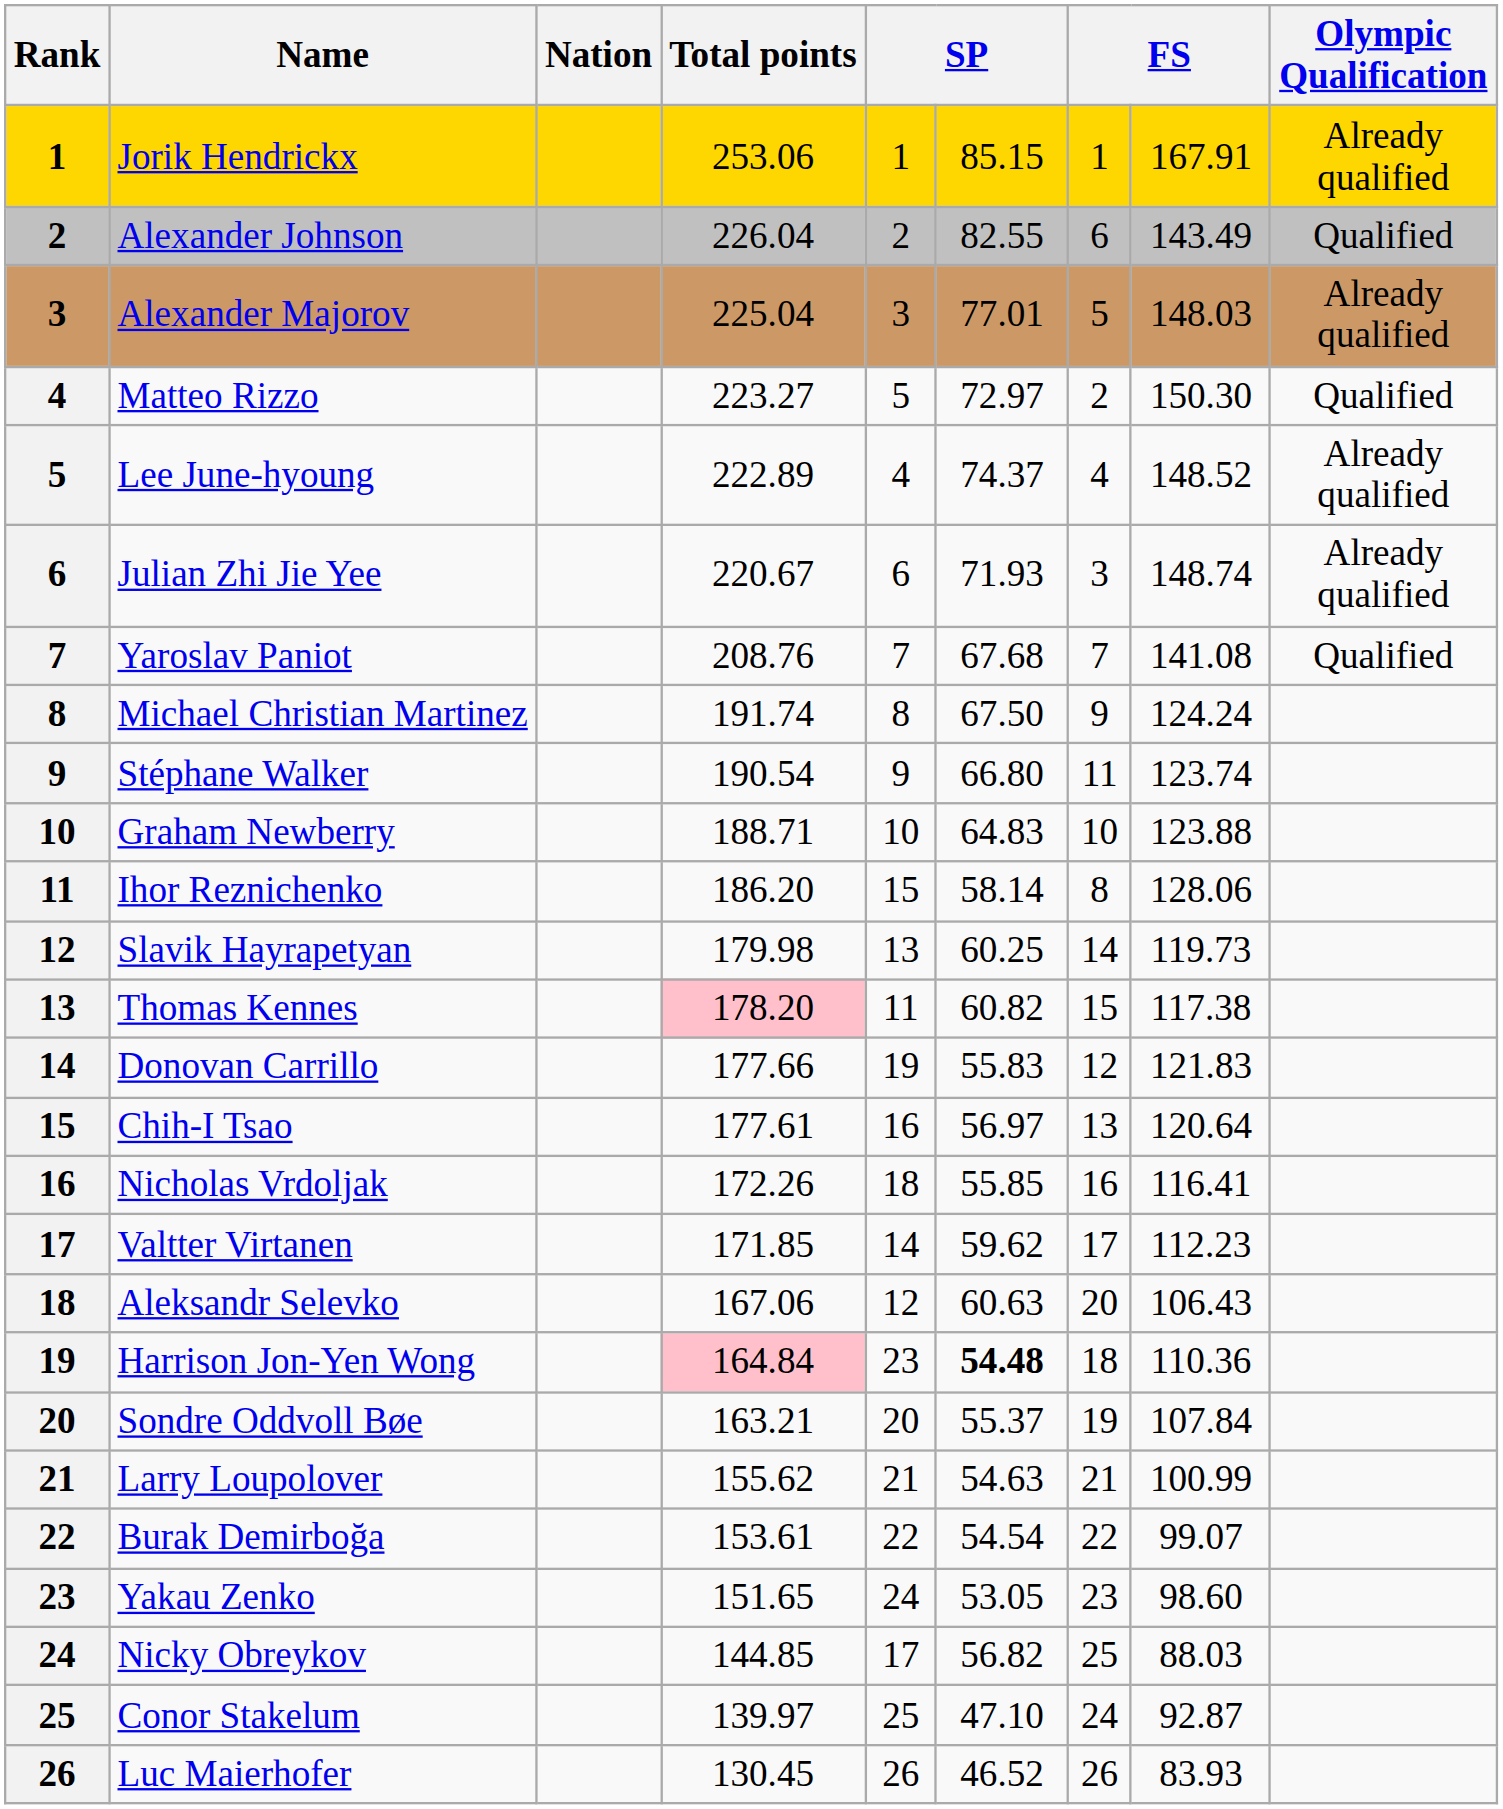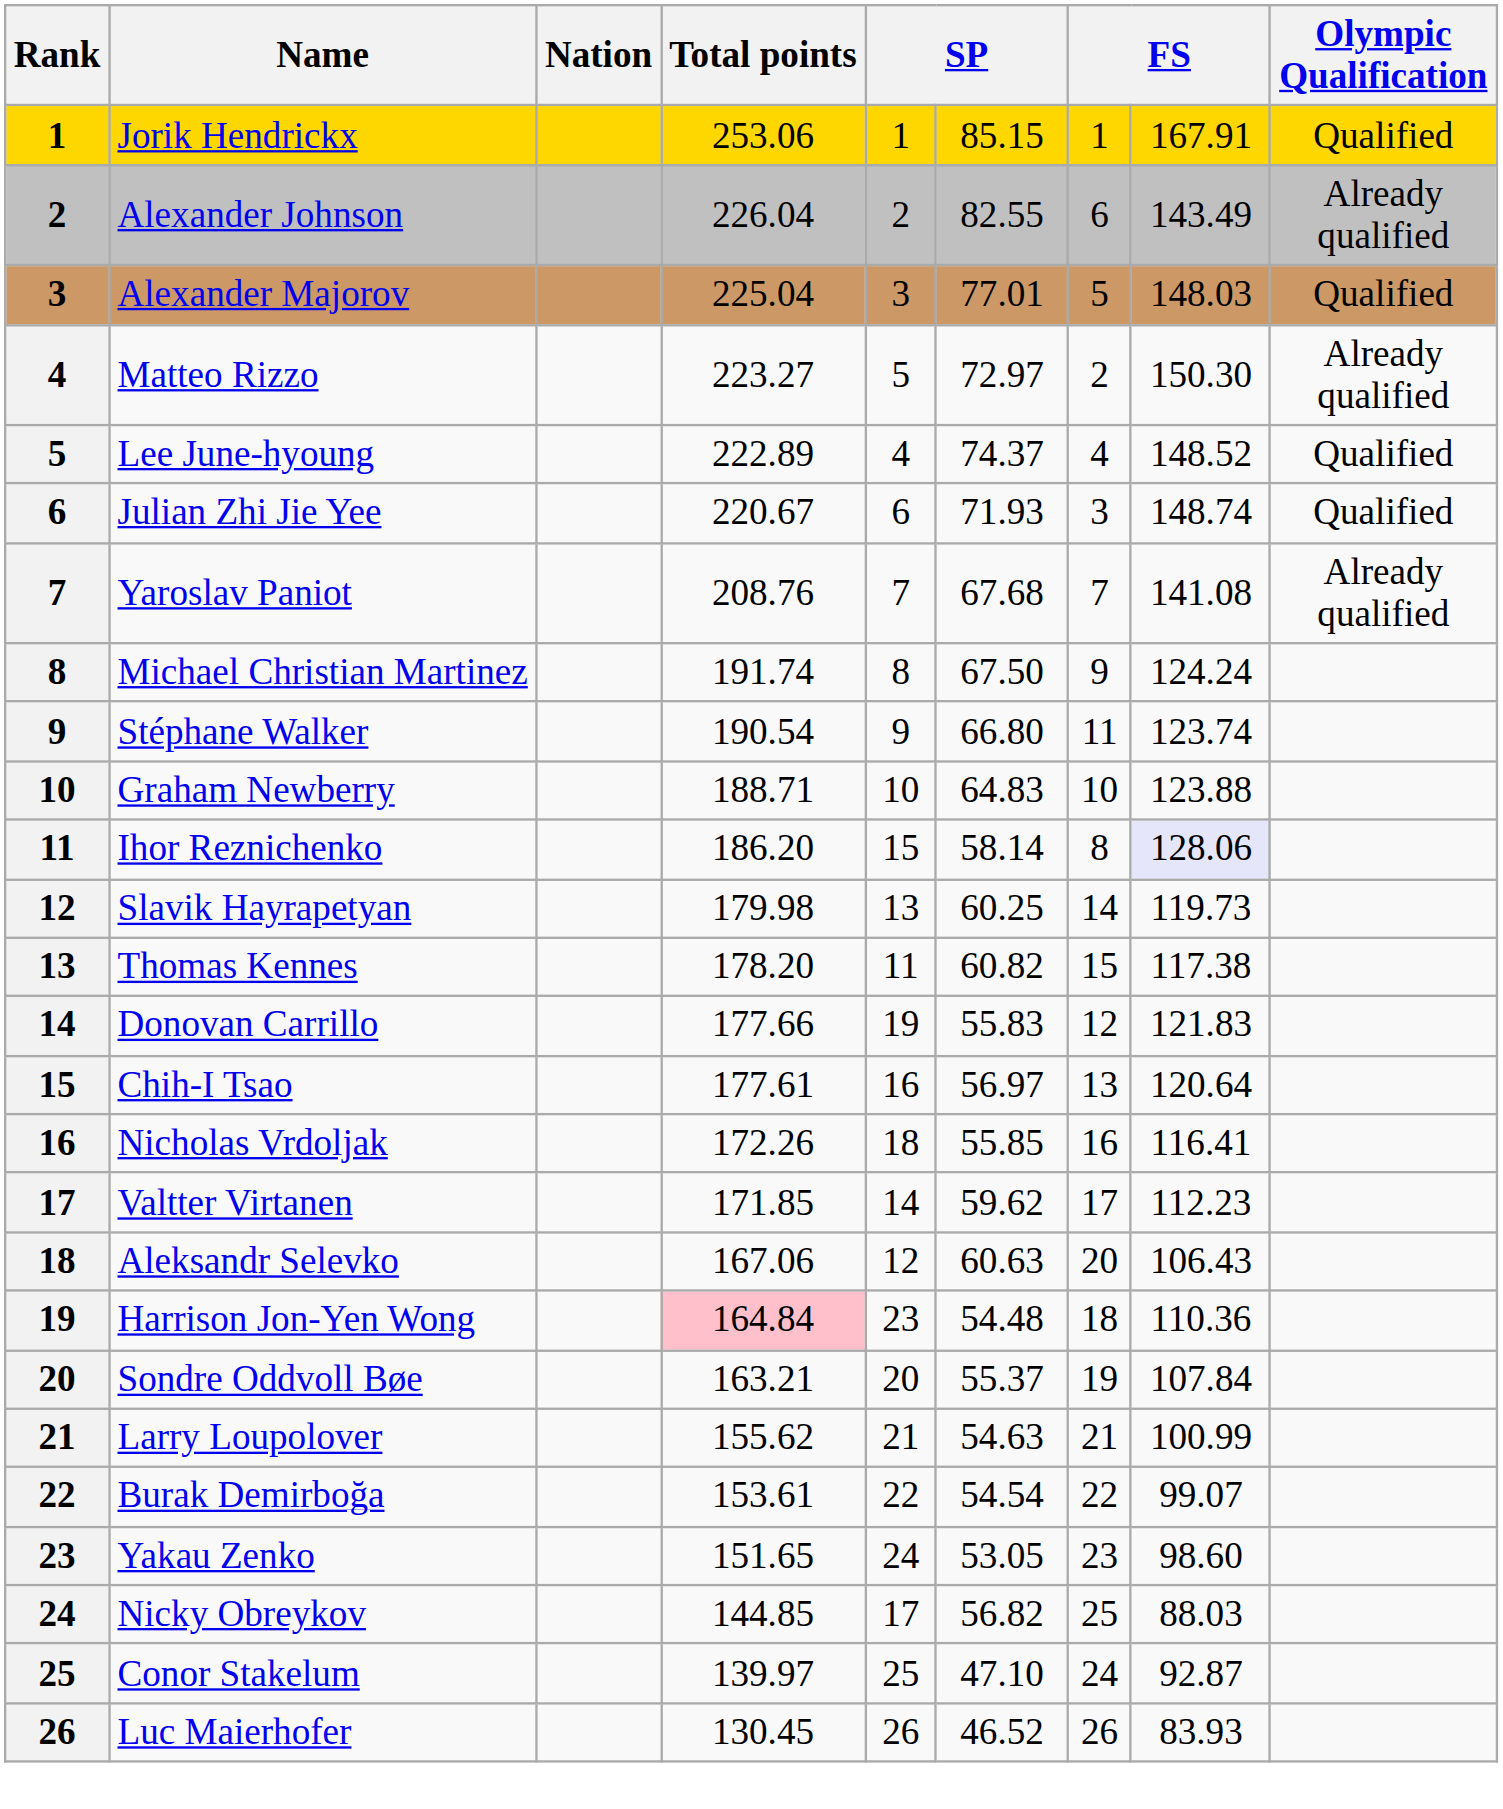(1383, 155) Already qualified -> (1383, 134) Qualified
(1383, 235) Qualified -> (1383, 214) Already qualified
(1383, 314) Already qualified -> (1383, 294) Qualified
(1383, 394) Qualified -> (1383, 373) Already qualified
(1383, 474) Already qualified -> (1383, 453) Qualified
(1383, 575) Already qualified -> (1383, 512) Qualified
(1383, 654) Qualified -> (1383, 592) Already qualified
(1201, 890) no background -> (1201, 848) lavender background
(763, 1008) pink background -> (763, 966) no background
(1002, 1361) bold -> (1002, 1319) normal
